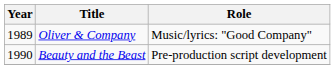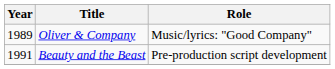(20, 54) 1990 -> (20, 54) 1991
